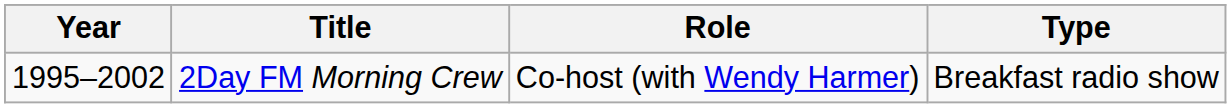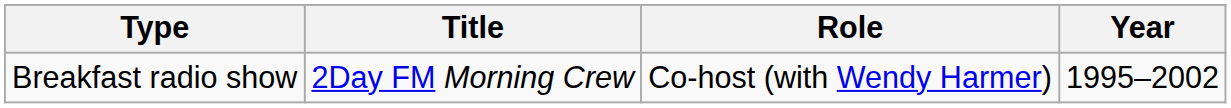columns swapped: (88, 28) <-> (1076, 28)
